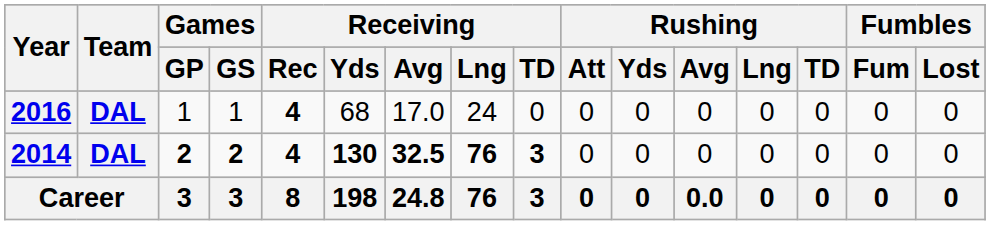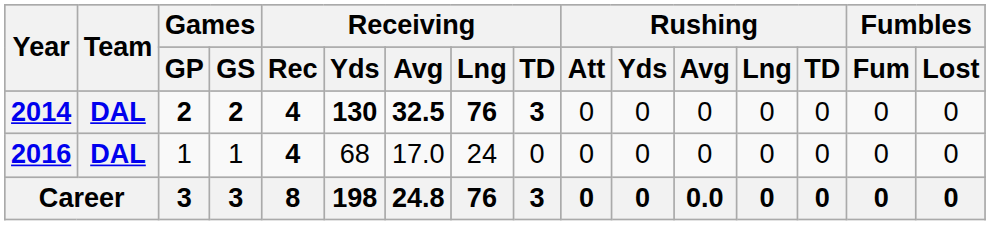rows swapped: (41, 154) <-> (41, 111)
